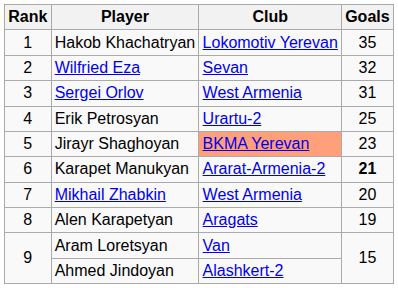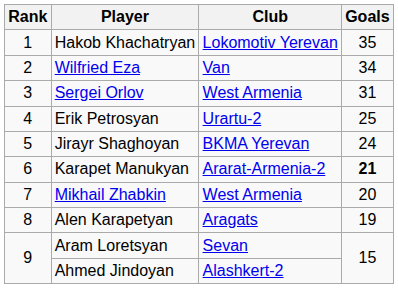(225, 67) Sevan -> (216, 67) Van
(367, 67) 32 -> (367, 67) 34
(256, 144) lightsalmon background -> (256, 144) no background
(367, 144) 23 -> (367, 144) 24
(216, 245) Van -> (225, 245) Sevan
